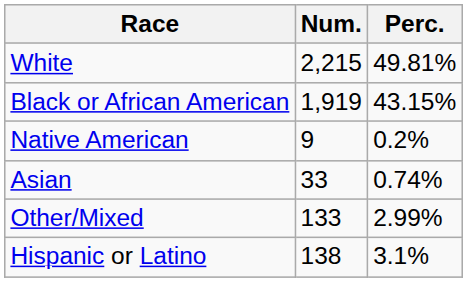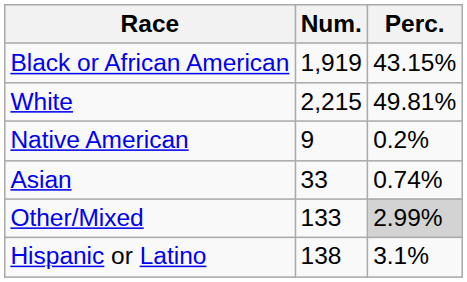rows swapped: (42, 62) <-> (150, 101)
(408, 218) no background -> (408, 218) lightgrey background
